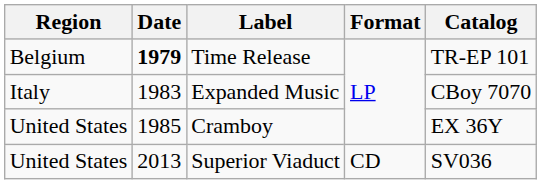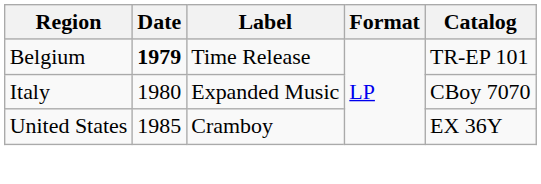(159, 91) 1983 -> (159, 91) 1980
- row: (266, 160)
